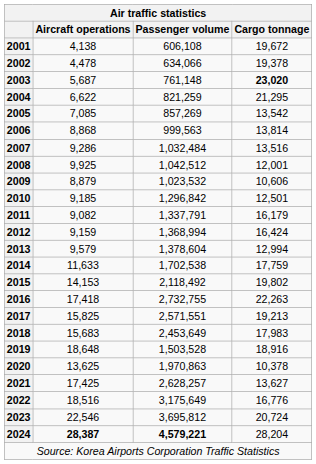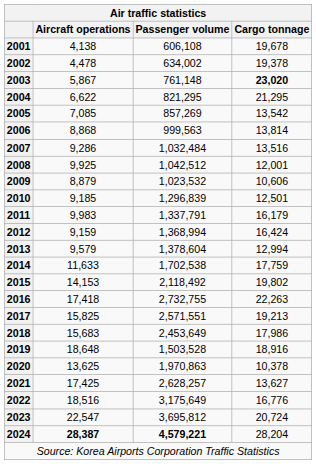(272, 47) 19,672 -> (272, 47) 19,678
(182, 63) 634,066 -> (182, 63) 634,002
(83, 80) 5,687 -> (83, 80) 5,867
(182, 97) 821,259 -> (182, 97) 821,295
(182, 198) 1,296,842 -> (182, 198) 1,296,839
(83, 215) 9,082 -> (83, 215) 9,983
(272, 333) 17,983 -> (272, 333) 17,986
(83, 417) 22,546 -> (83, 417) 22,547
